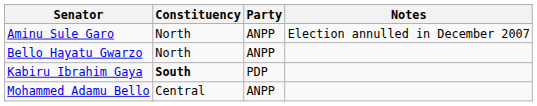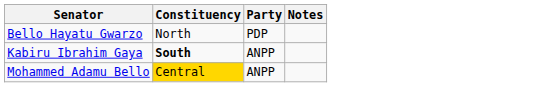- row: (61, 33)
(261, 53) ANPP -> (257, 33) PDP
(257, 72) PDP -> (261, 53) ANPP
(180, 91) no background -> (180, 72) gold background
